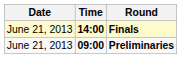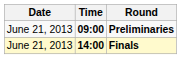rows swapped: (141, 45) <-> (124, 29)
